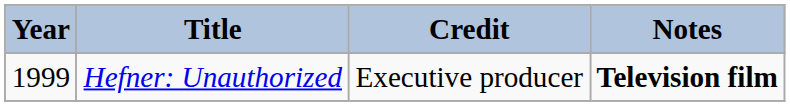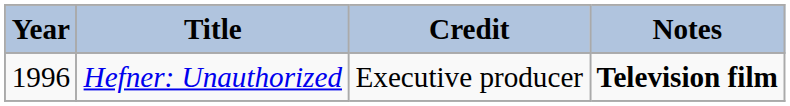(41, 76) 1999 -> (41, 76) 1996
